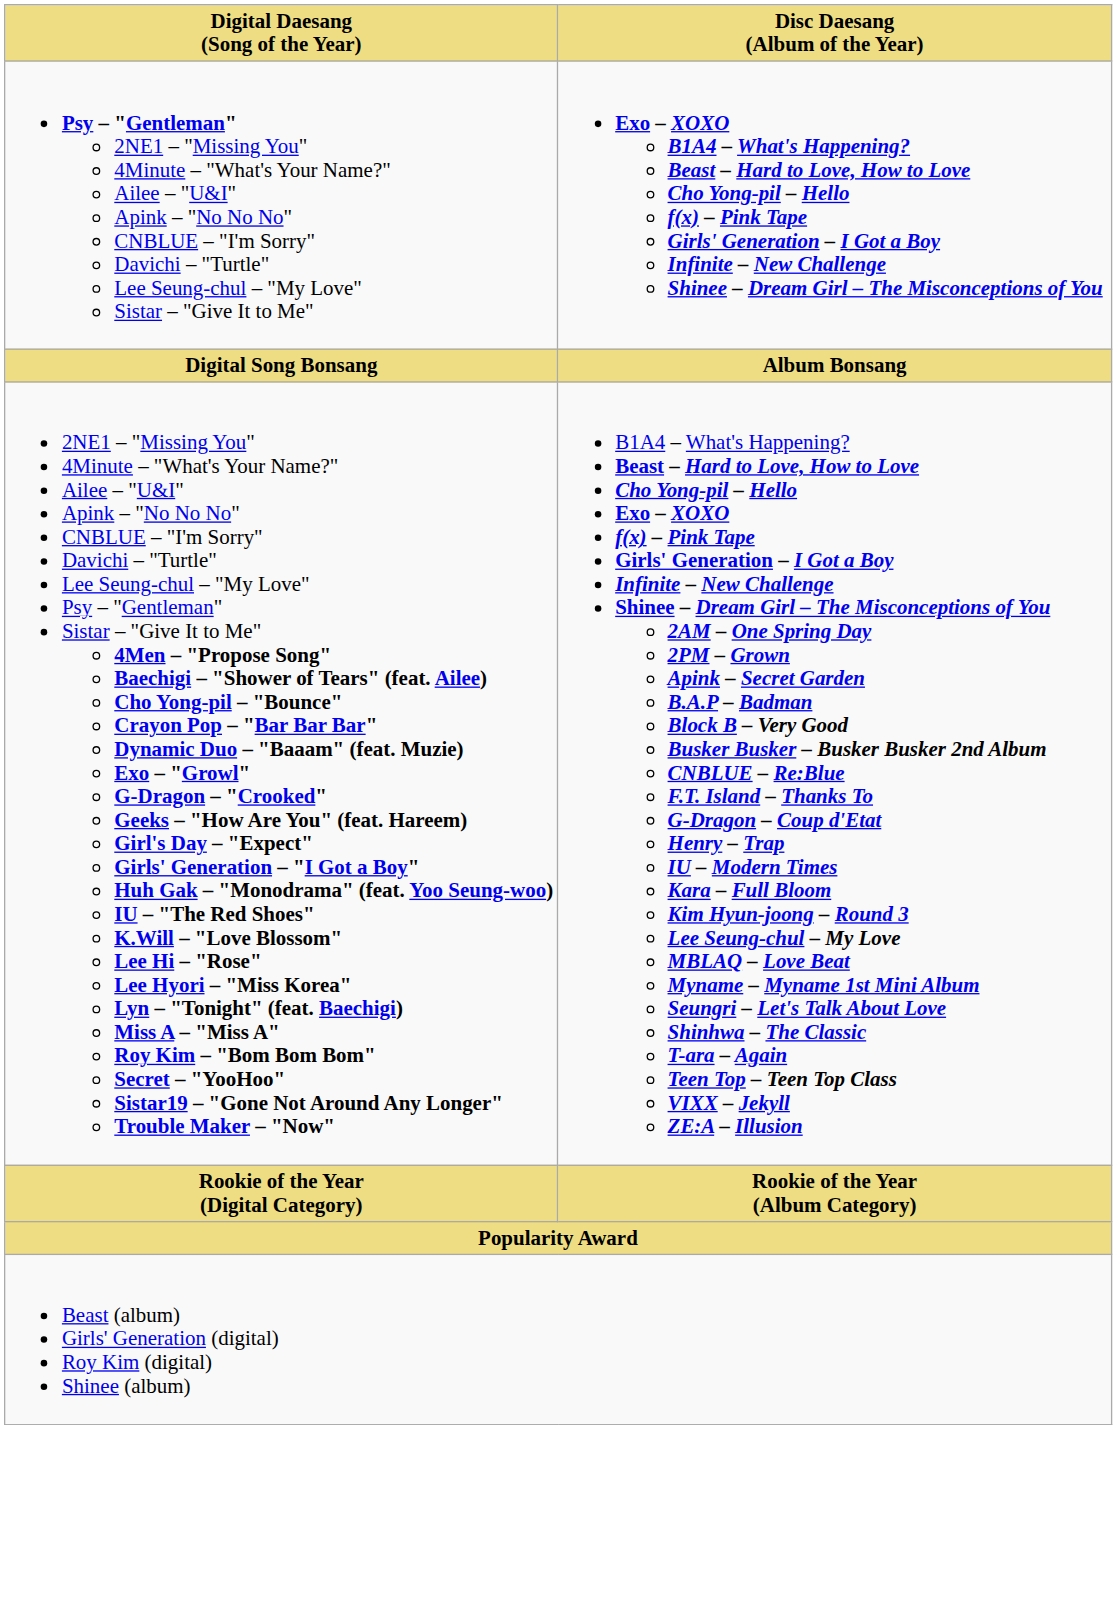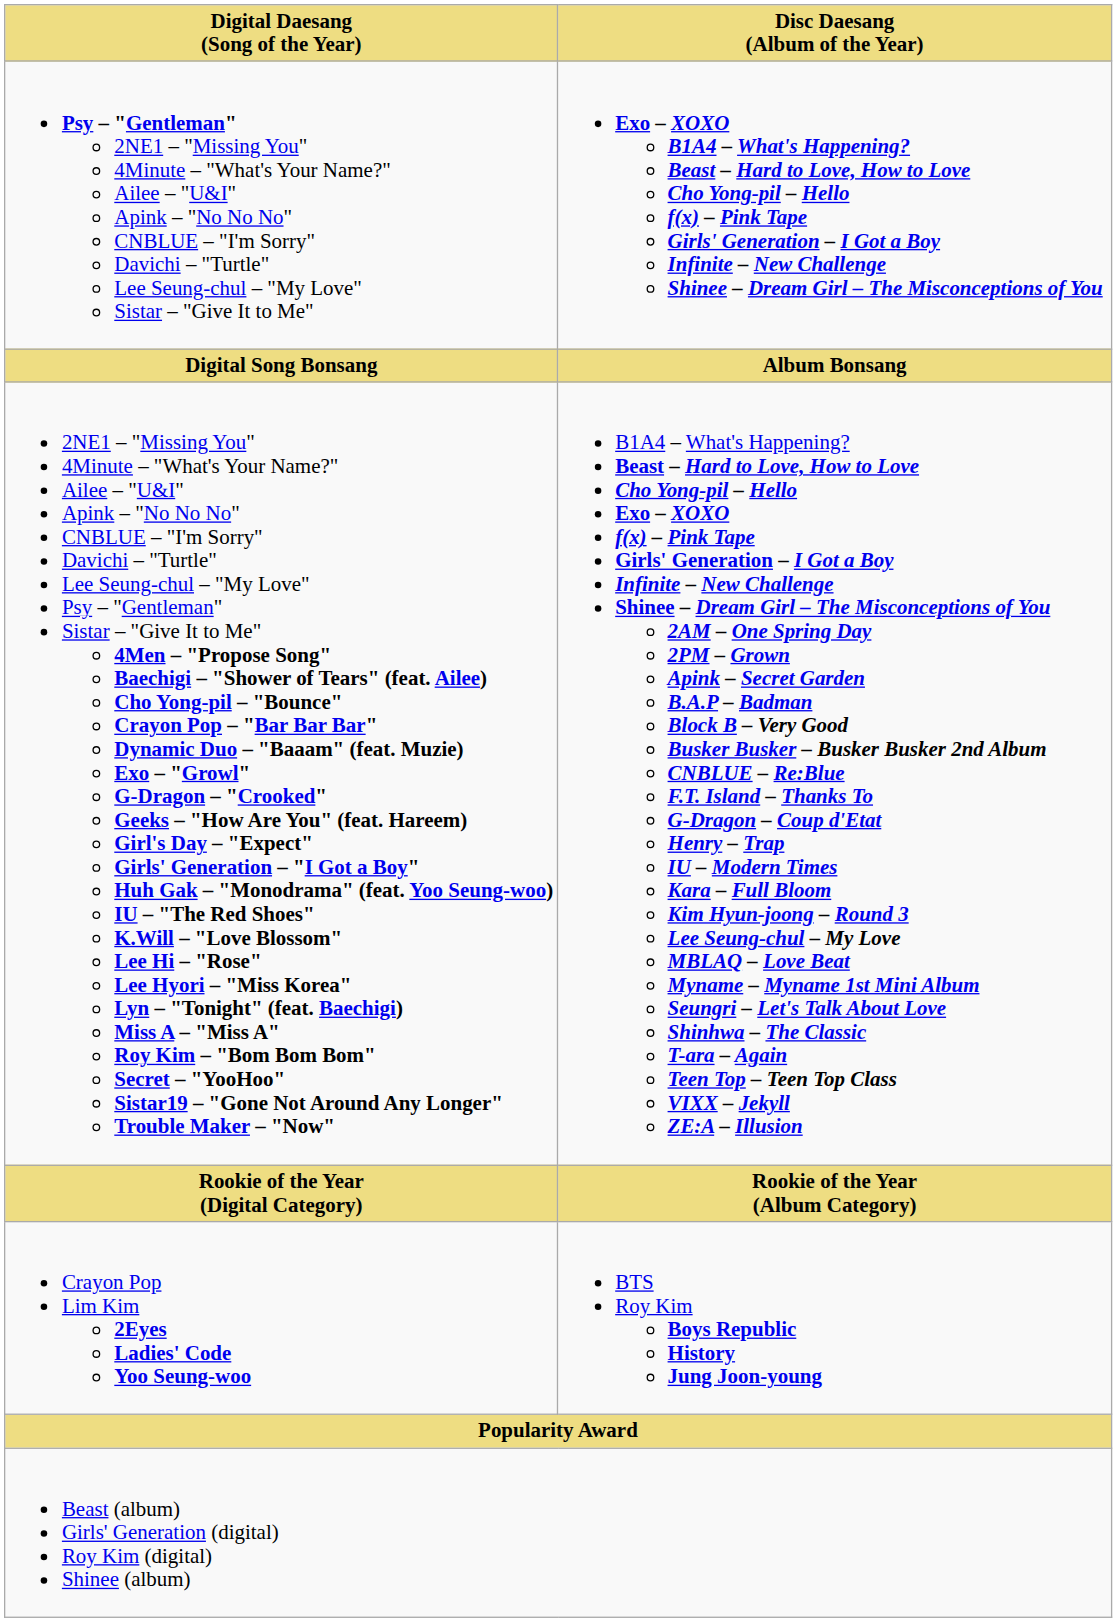+ row: (281, 1330)
